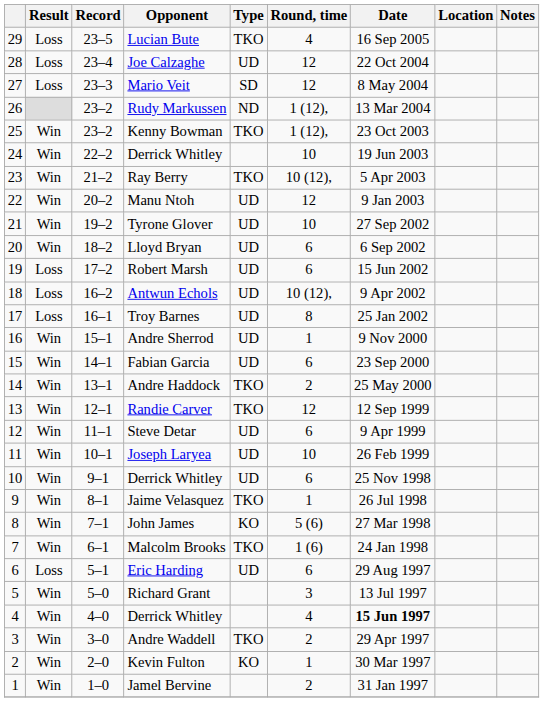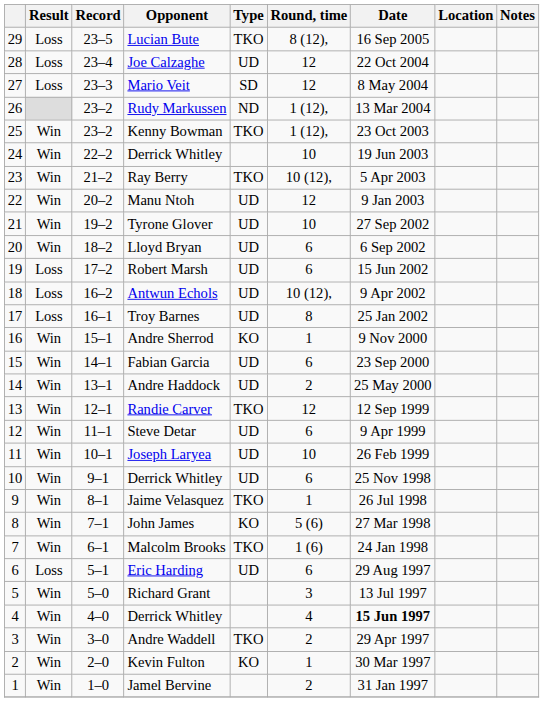(309, 39) 4 -> (309, 39) 8 (12),
(248, 339) UD -> (248, 339) KO
(248, 385) TKO -> (248, 385) UD
